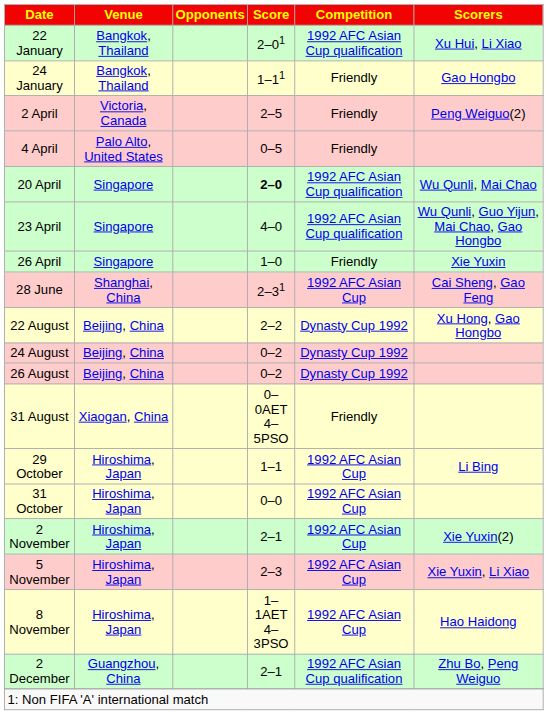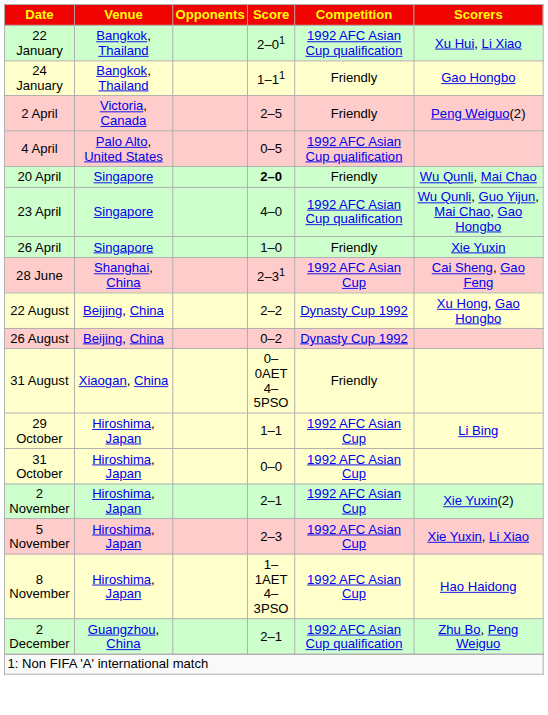(354, 149) Friendly -> (354, 149) 1992 AFC Asian Cup qualification
(354, 184) 1992 AFC Asian Cup qualification -> (354, 177) Friendly
- row: (39, 353)
